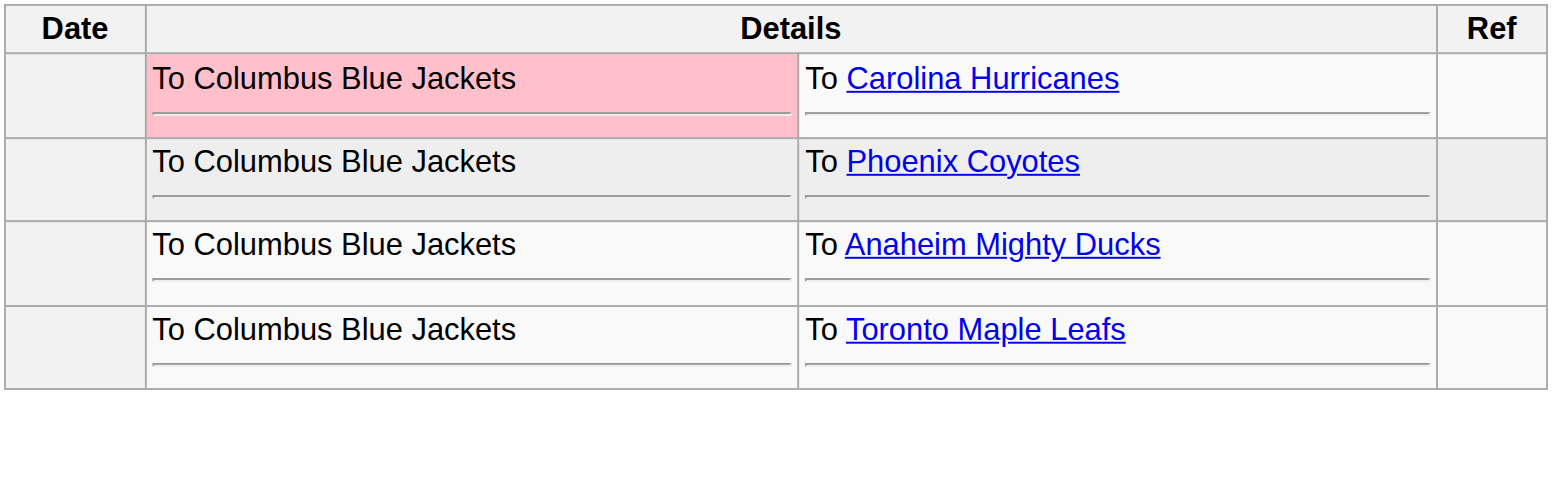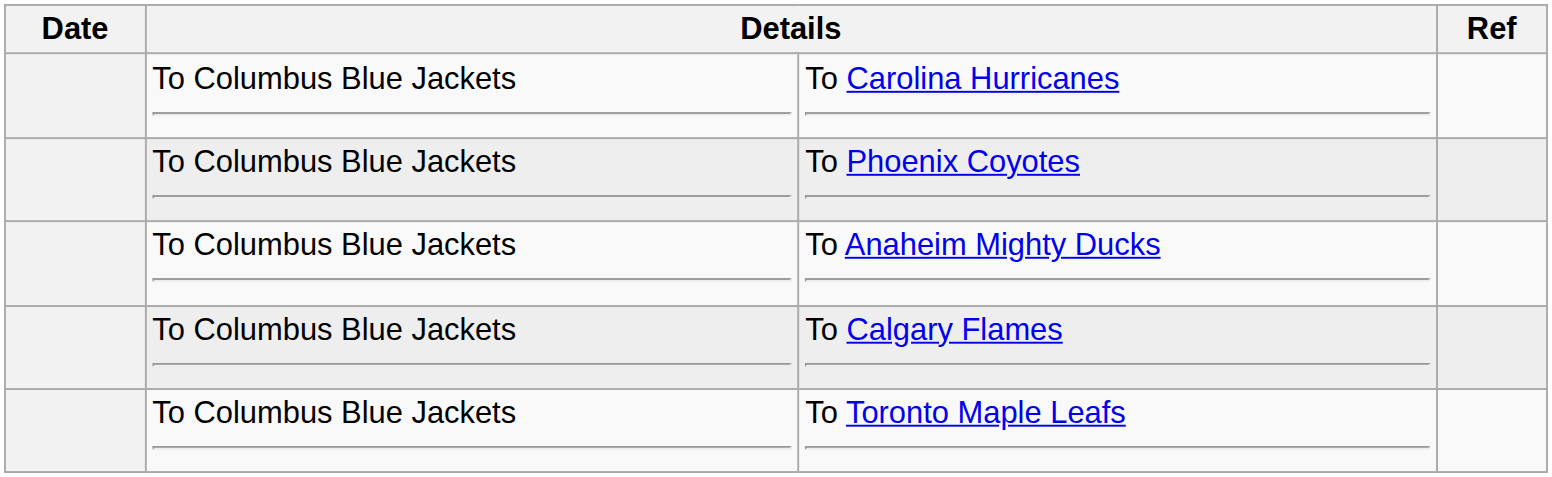(472, 88) pink background -> (472, 88) no background
+ row: (1117, 339)
